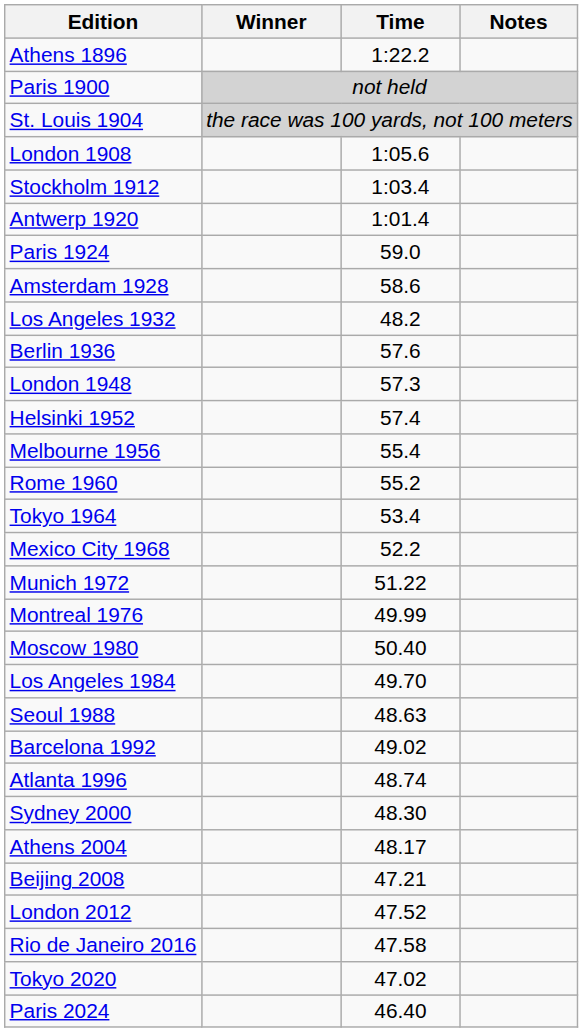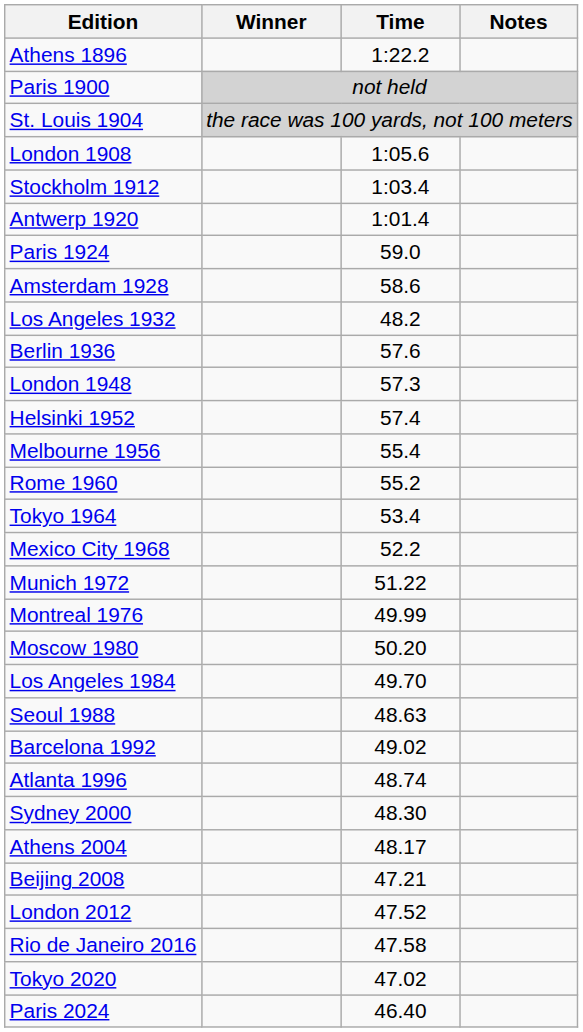(400, 648) 50.40 -> (400, 648) 50.20
